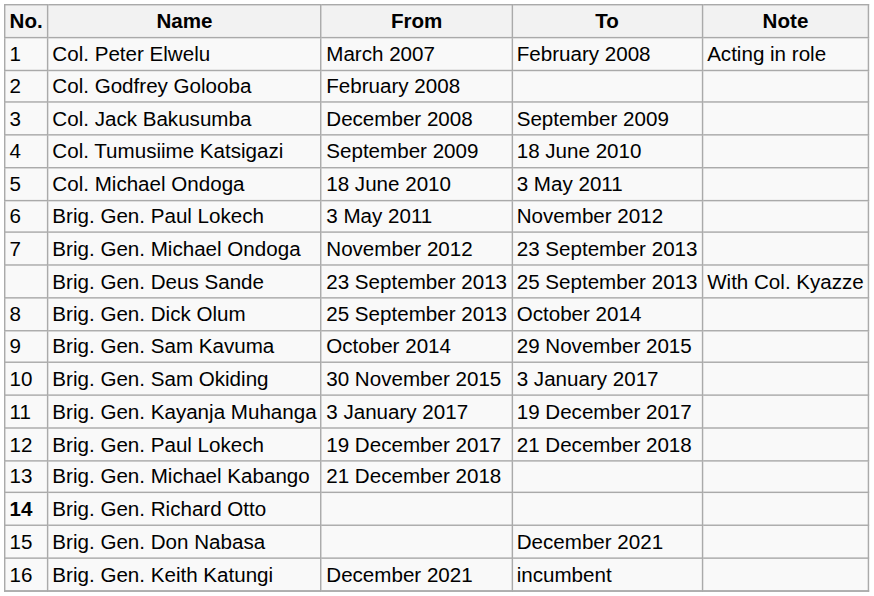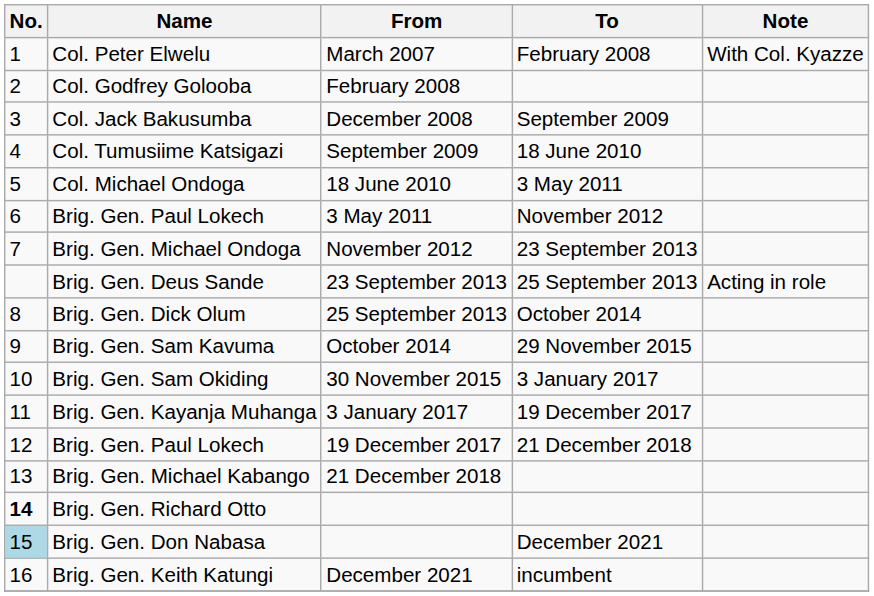(767, 54) Acting in role -> (785, 54) With Col. Kyazze
(785, 282) With Col. Kyazze -> (767, 282) Acting in role
(21, 542) no background -> (21, 542) lightblue background
